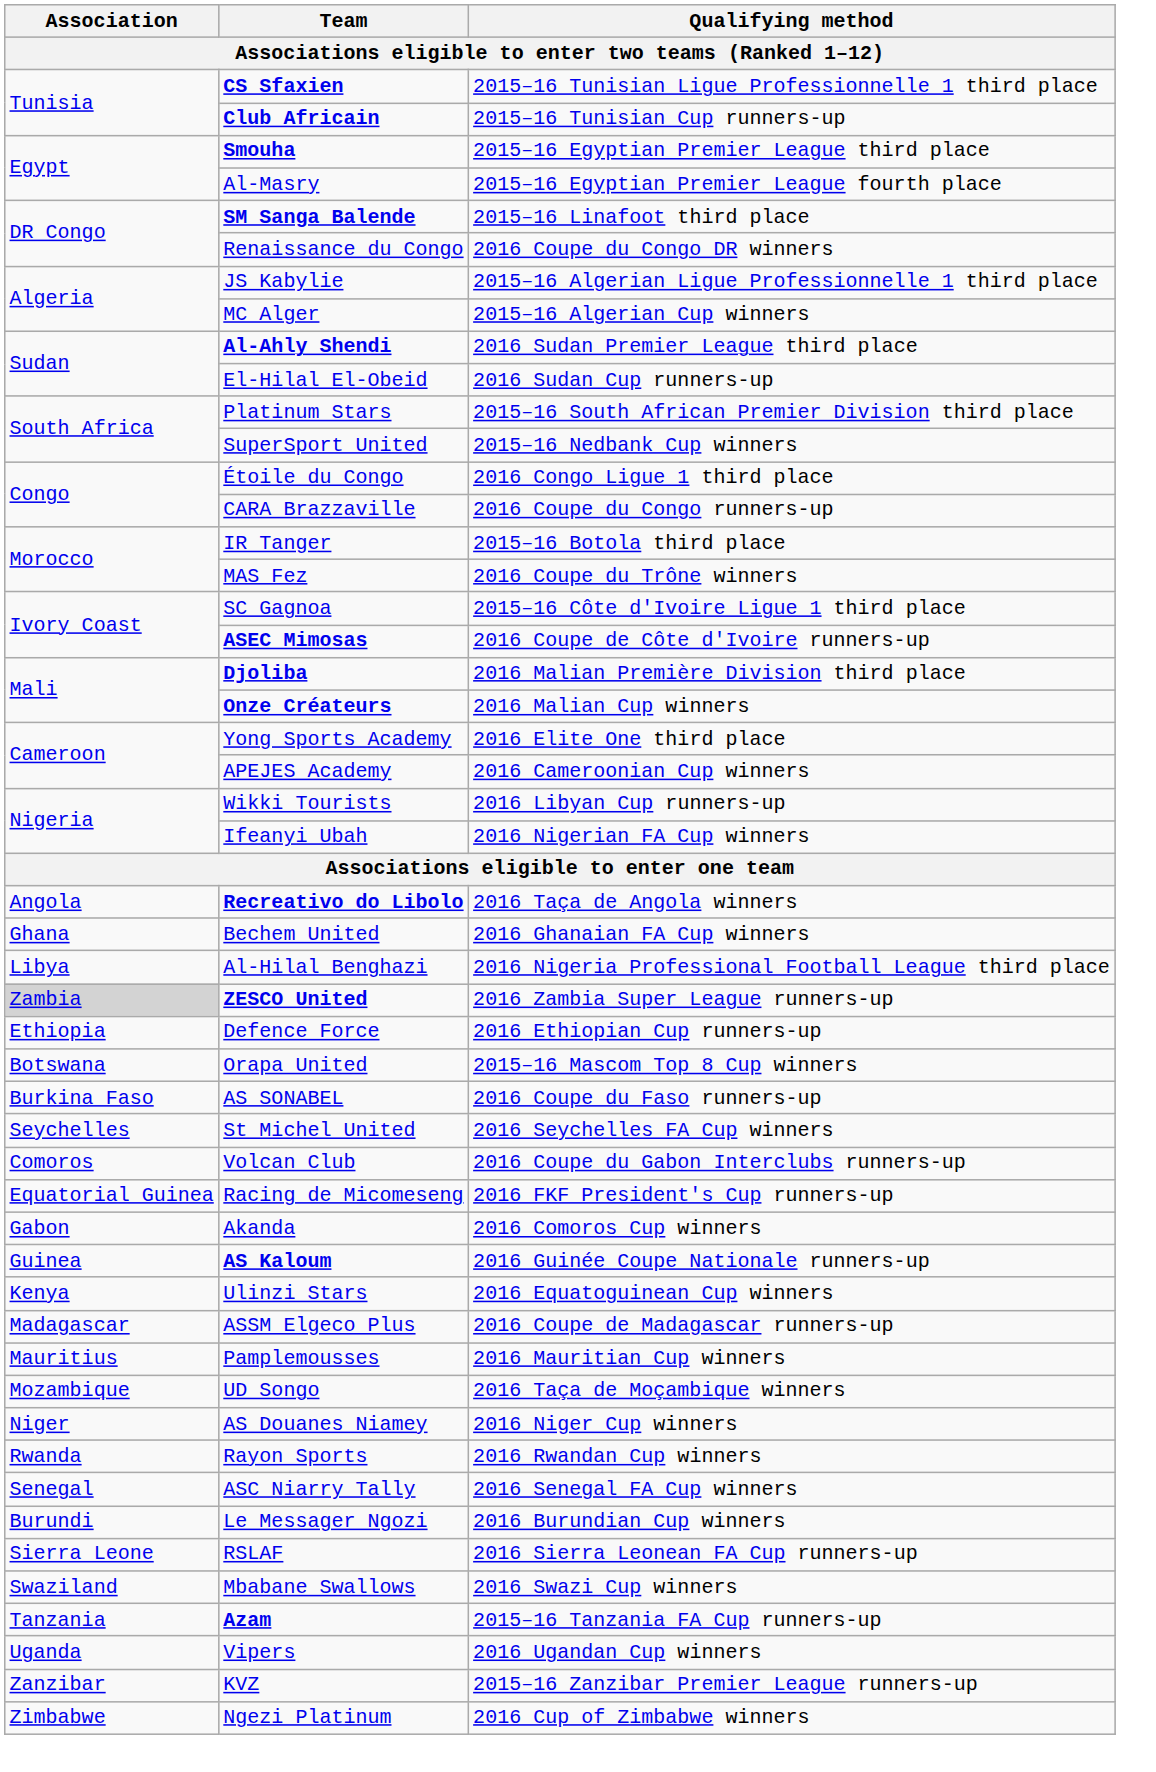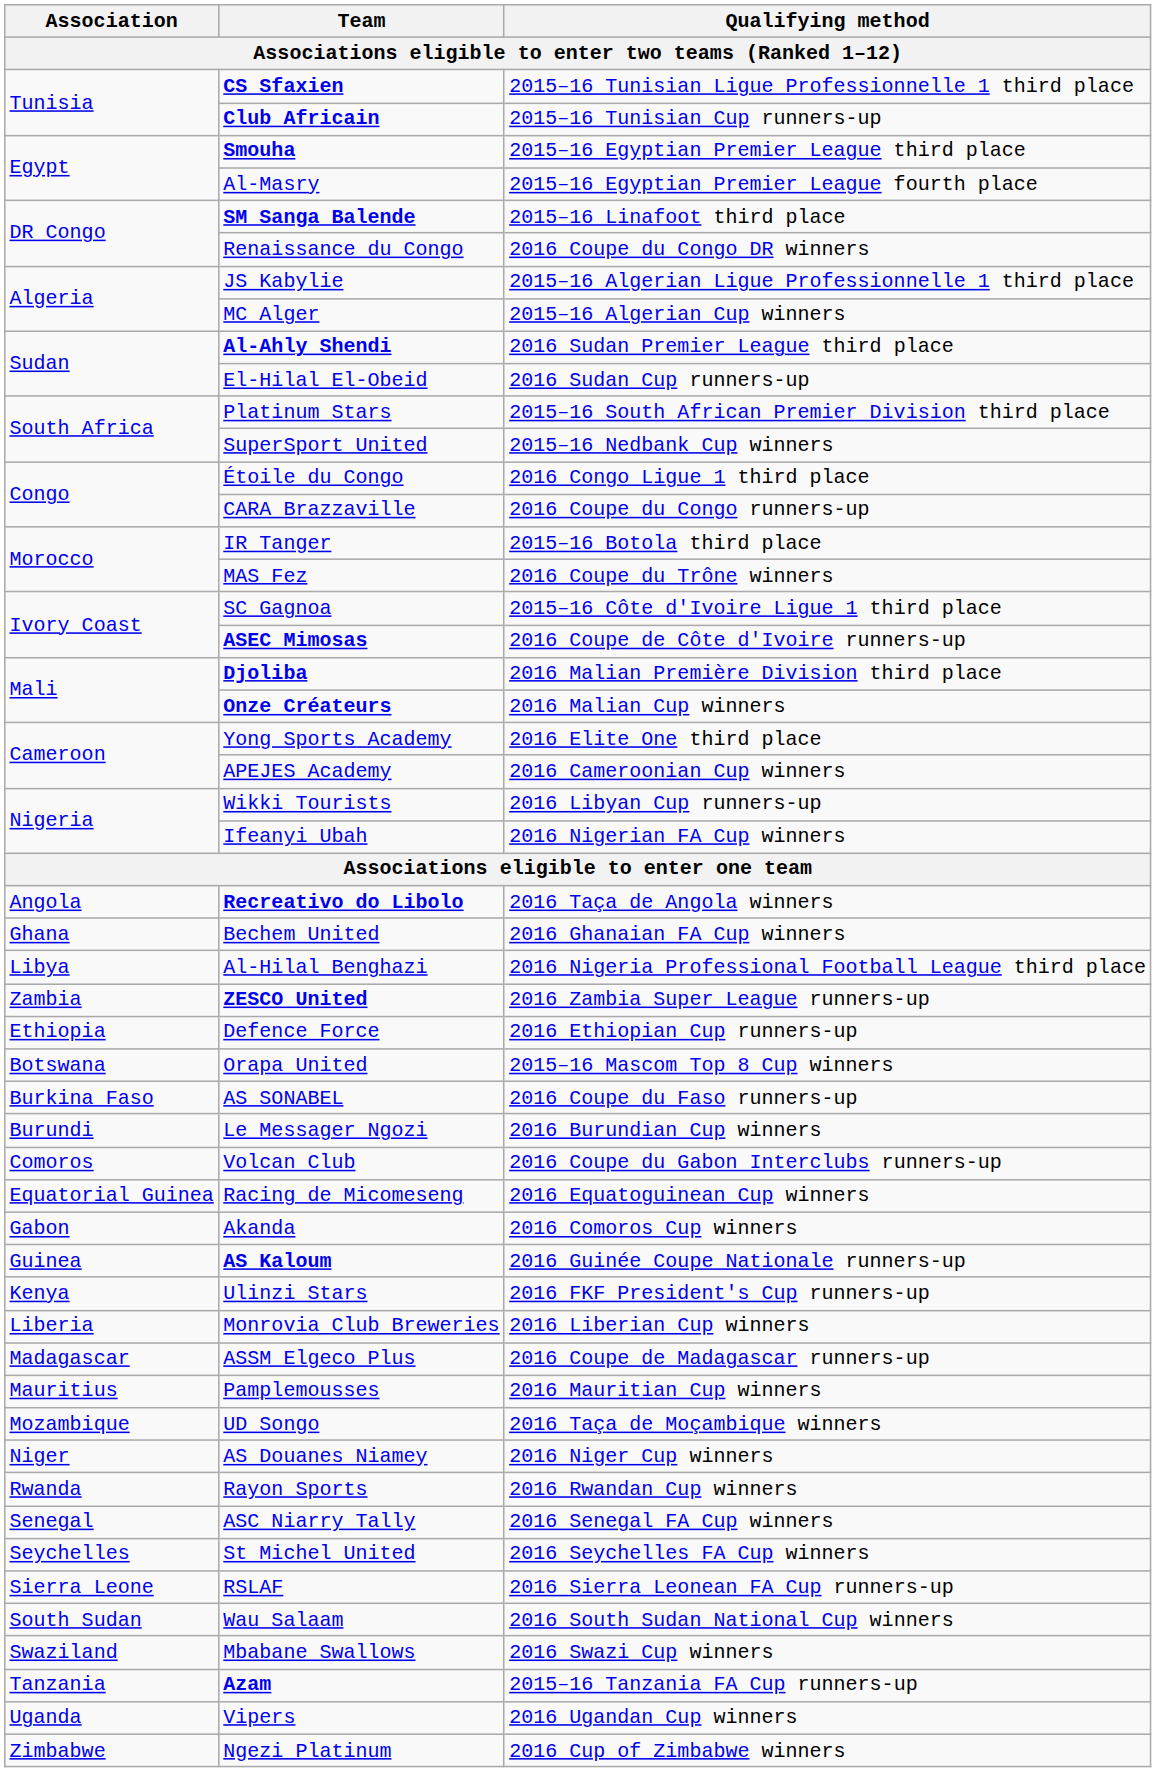(46, 1000) lightgrey background -> (46, 1000) no background
rows swapped: (325, 1522) <-> (319, 1130)
(683, 1196) 2016 FKF President's Cup runners-up -> (689, 1196) 2016 Equatoguinean Cup winners
(653, 1294) 2016 Equatoguinean Cup winners -> (719, 1294) 2016 FKF President's Cup runners-up
+ row: (361, 1326)
+ row: (283, 1620)
- row: (241, 1685)
